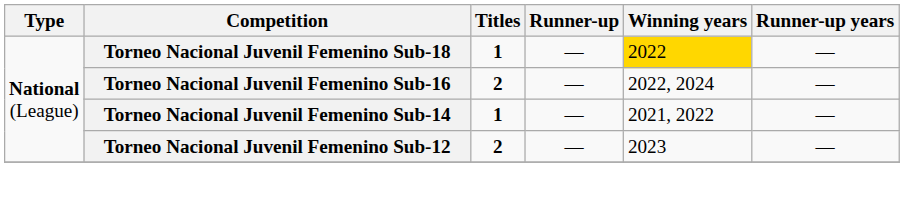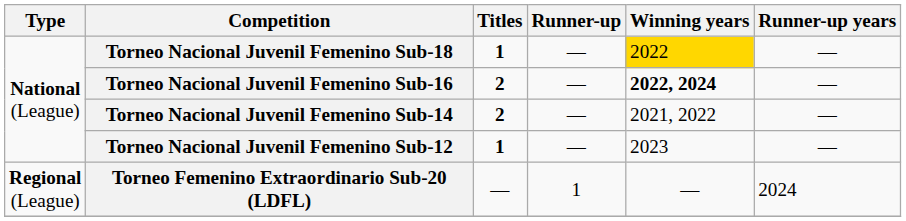(671, 83) normal -> (673, 83) bold
(498, 115) 1 -> (500, 115) 2
(498, 146) 2 -> (500, 146) 1
+ row: (279, 189)
